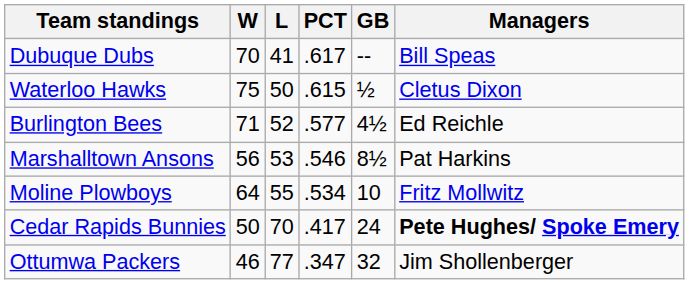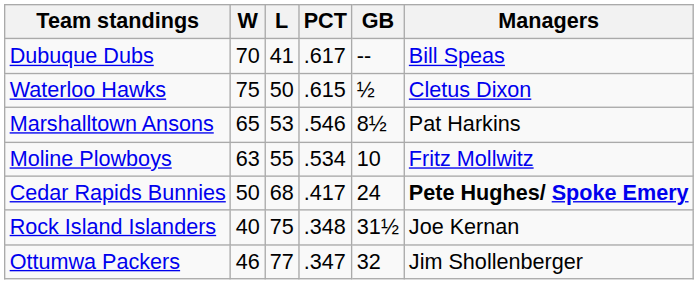- row: (86, 124)
(248, 158) 56 -> (248, 124) 65
(248, 192) 64 -> (248, 158) 63
(282, 227) 70 -> (282, 192) 68
+ row: (113, 227)
